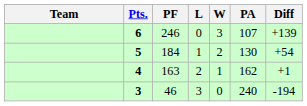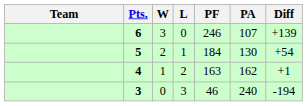columns swapped: (220, 14) <-> (170, 14)
